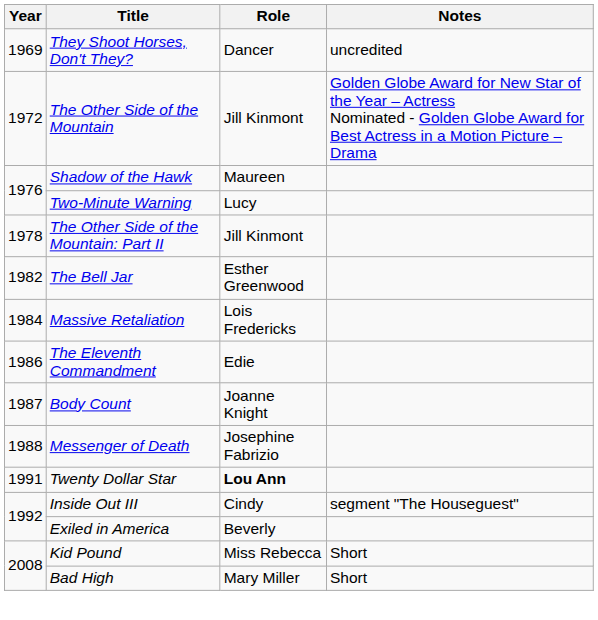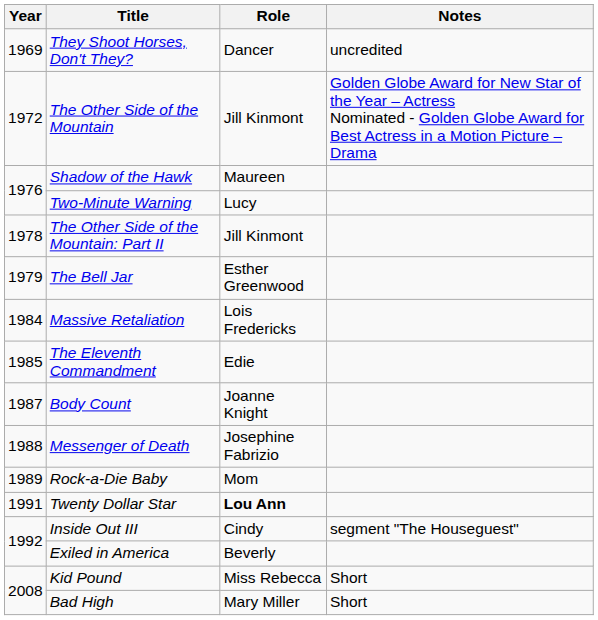(25, 277) 1982 -> (25, 277) 1979
(25, 362) 1986 -> (25, 362) 1985
+ row: (108, 479)
